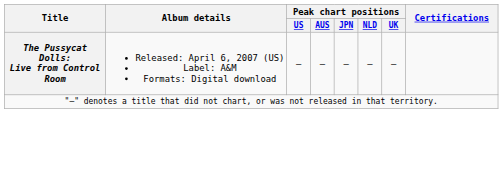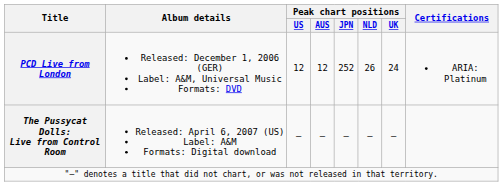+ row: (55, 69)
